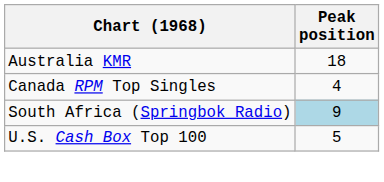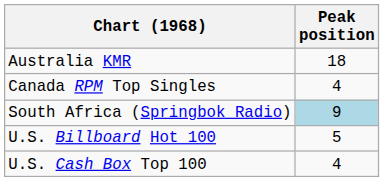+ row: (112, 138)
(337, 138) 5 -> (337, 164) 4
